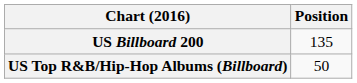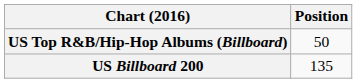rows swapped: (148, 41) <-> (148, 66)
